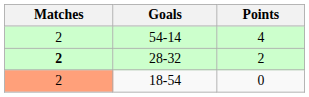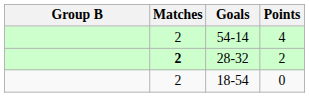+ column: (77, 15)
(59, 80) lightsalmon background -> (178, 80) no background
